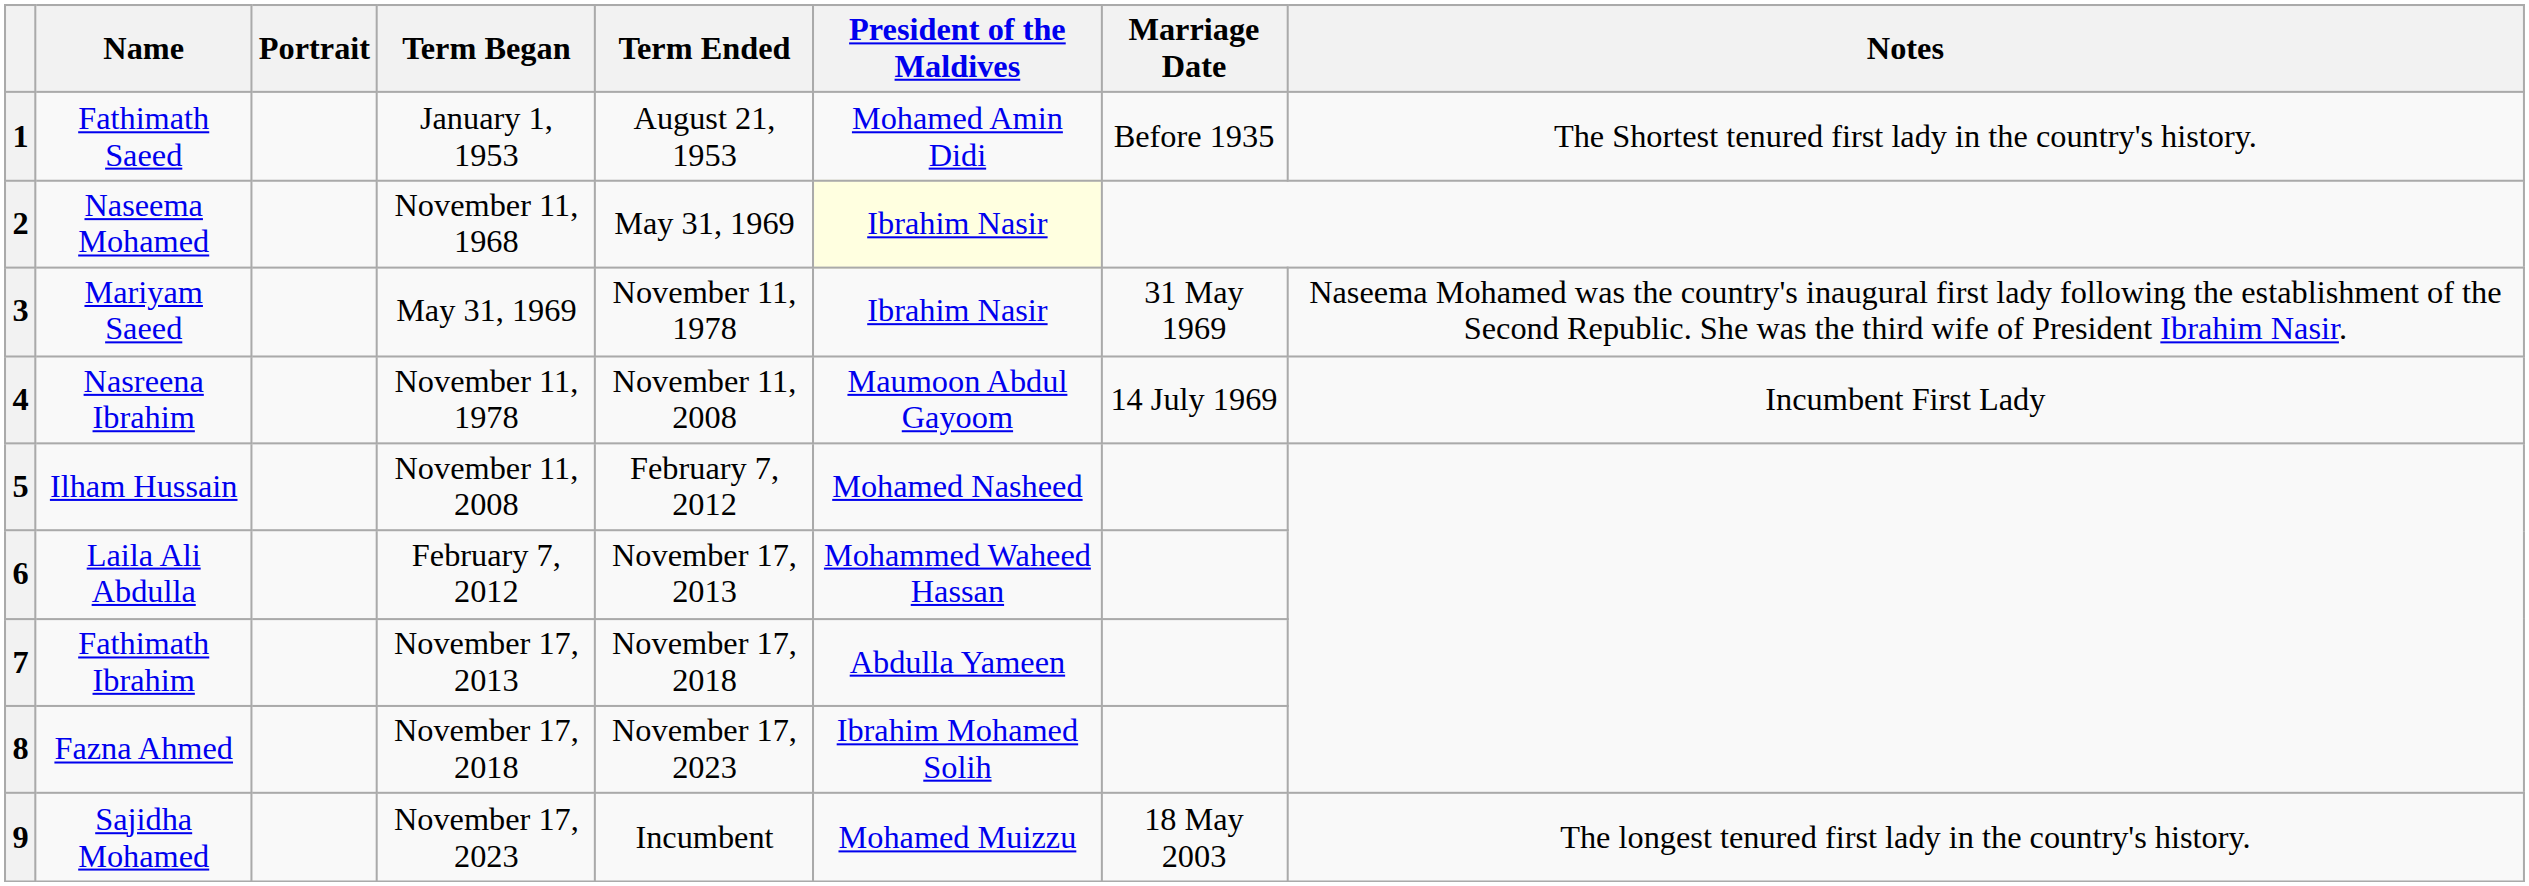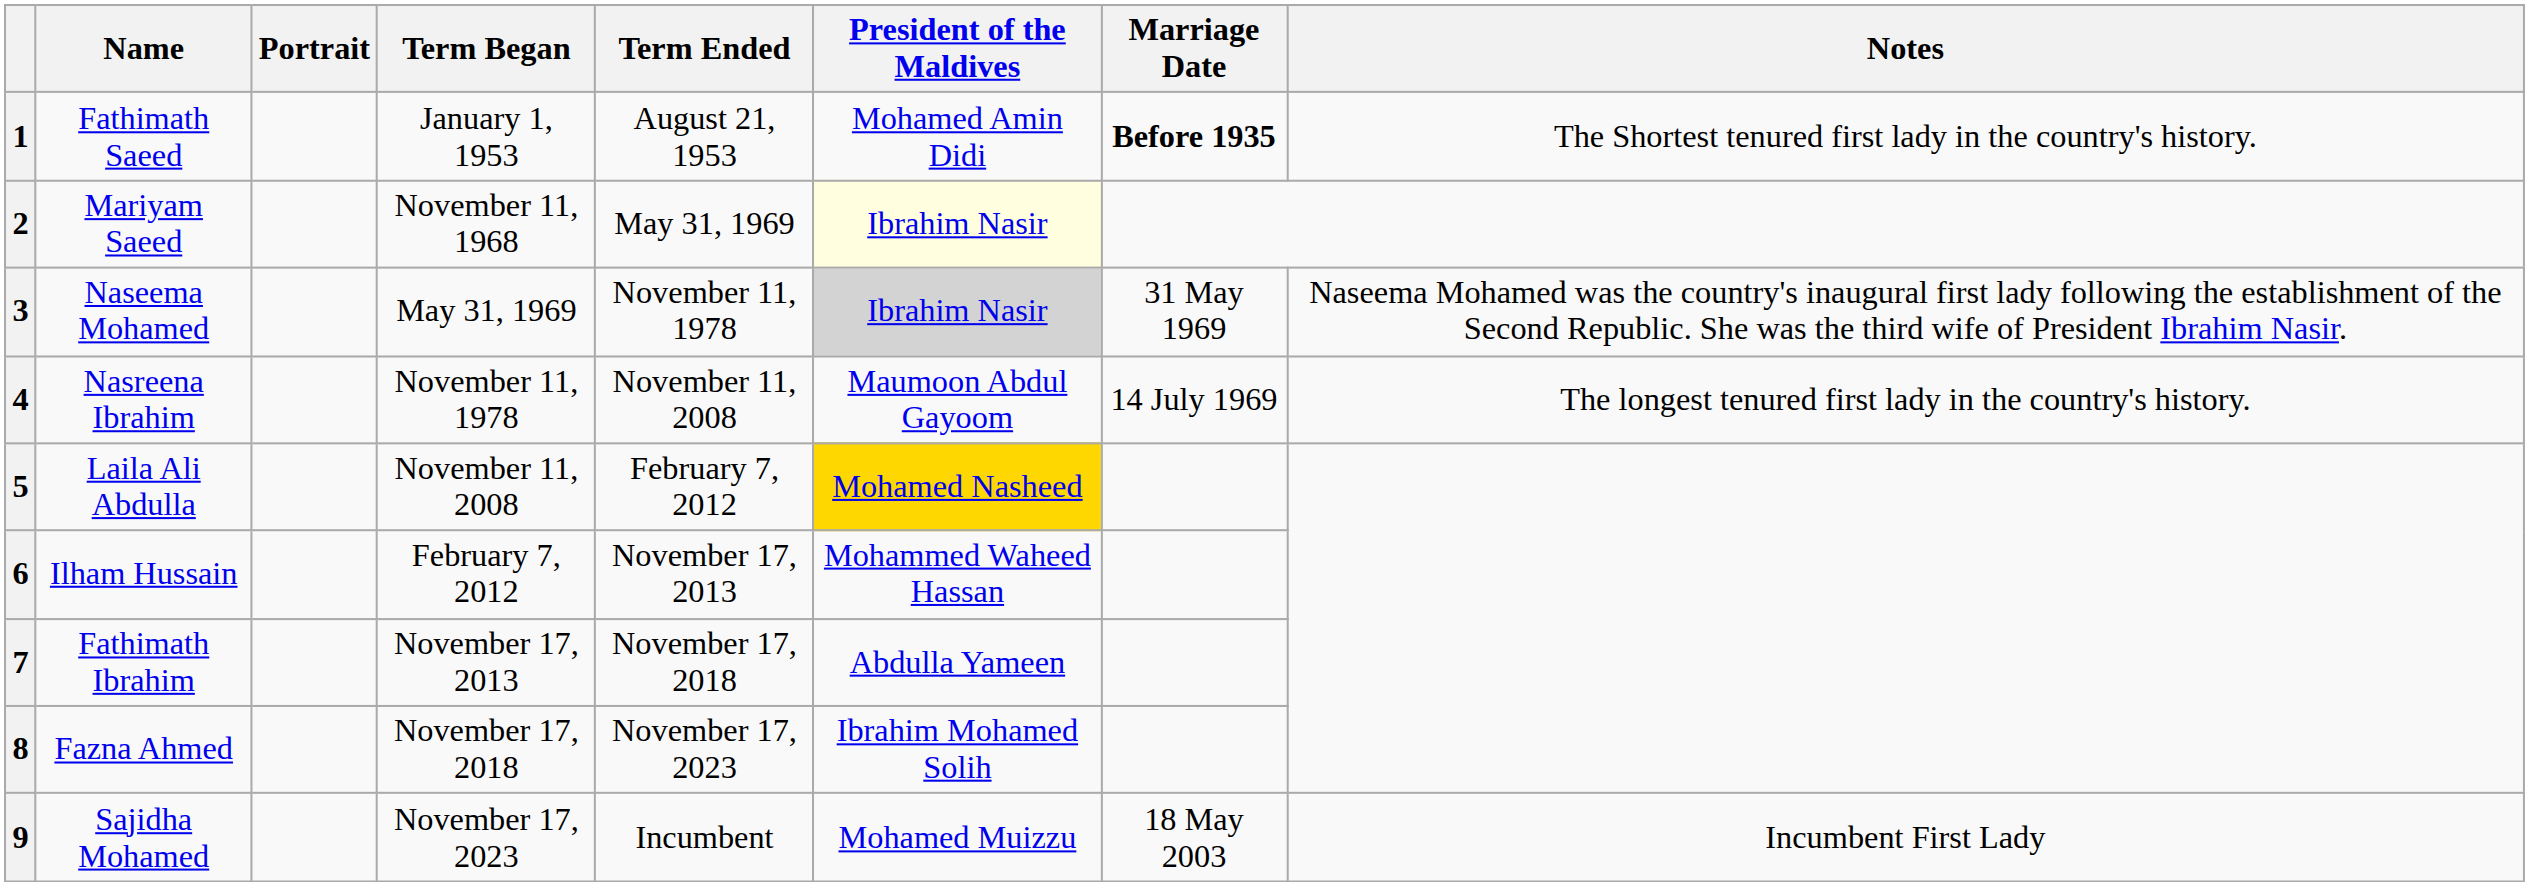(1194, 135) normal -> (1194, 135) bold
(144, 223) Naseema Mohamed -> (144, 223) Mariyam Saeed
(144, 311) Mariyam Saeed -> (144, 311) Naseema Mohamed
(957, 311) no background -> (957, 311) lightgrey background
(1905, 398) Incumbent First Lady -> (1905, 398) The longest tenured first lady in the country's history.
(144, 486) Ilham Hussain -> (144, 486) Laila Ali Abdulla
(957, 486) no background -> (957, 486) gold background
(144, 574) Laila Ali Abdulla -> (144, 574) Ilham Hussain
(1905, 836) The longest tenured first lady in the country's history. -> (1905, 836) Incumbent First Lady
